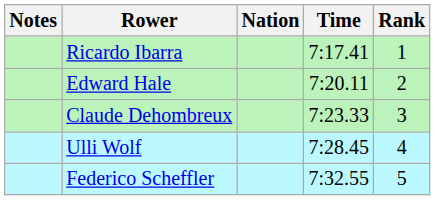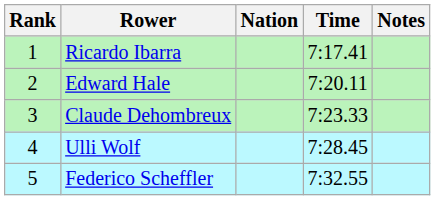columns swapped: (402, 20) <-> (33, 20)
